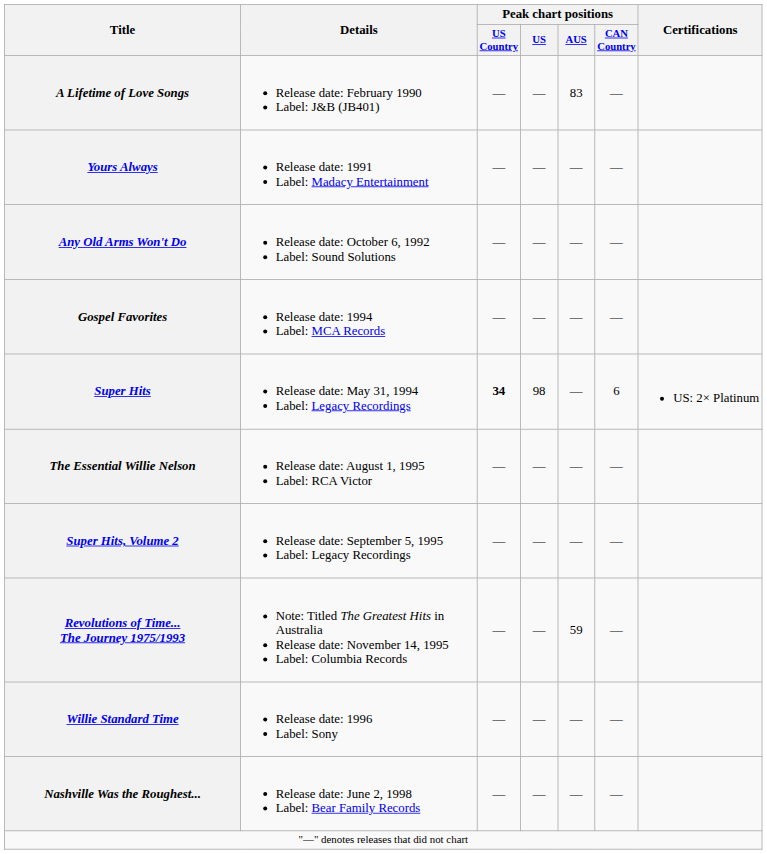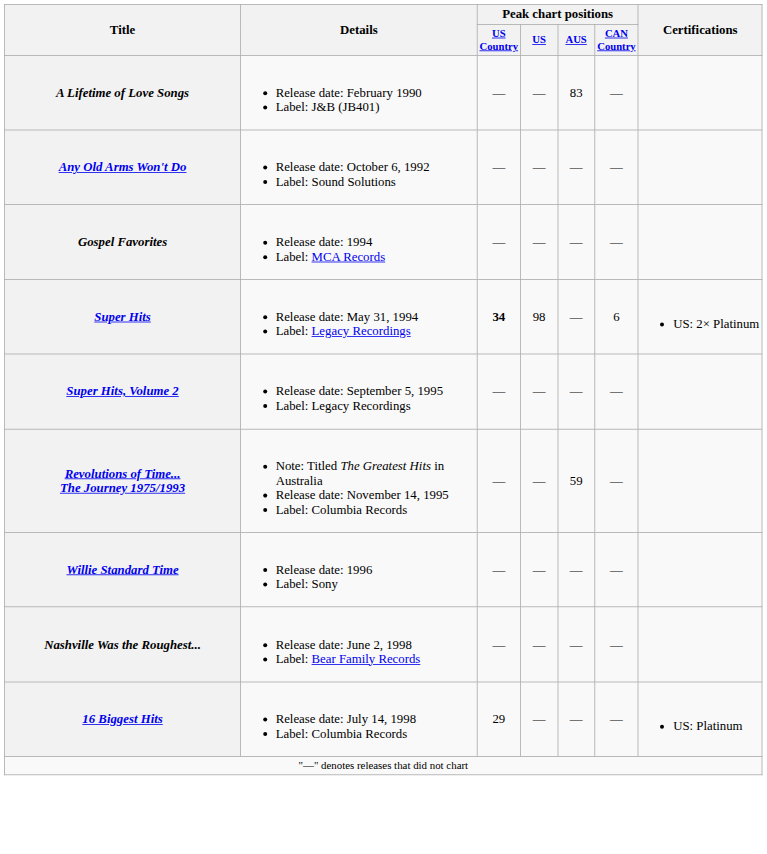- row: (123, 167)
- row: (123, 466)
+ row: (123, 719)
